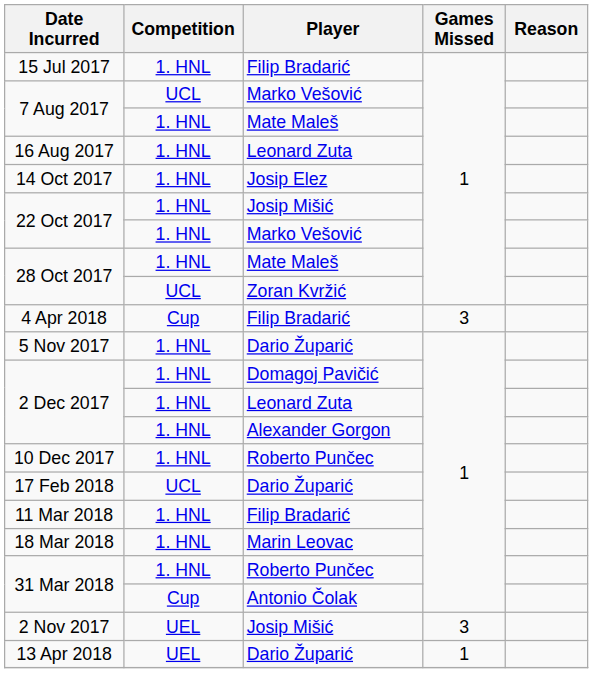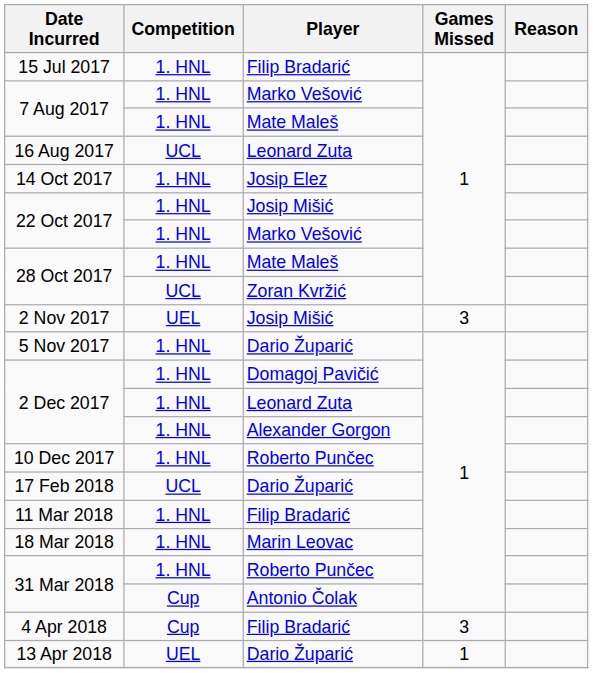(183, 95) UCL -> (183, 95) 1. HNL
(183, 151) 1. HNL -> (183, 151) UCL
rows swapped: (64, 626) <-> (64, 319)
